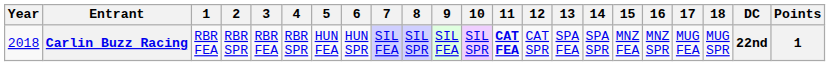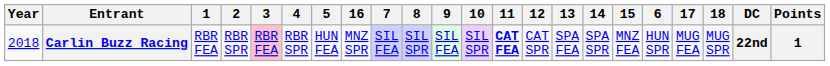columns swapped: (357, 15) <-> (658, 15)
(266, 43) no background -> (266, 43) pink background
